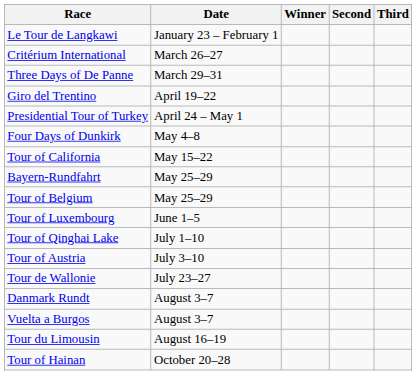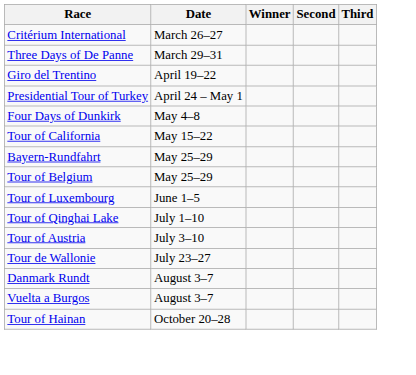- row: (62, 34)
- row: (53, 339)
